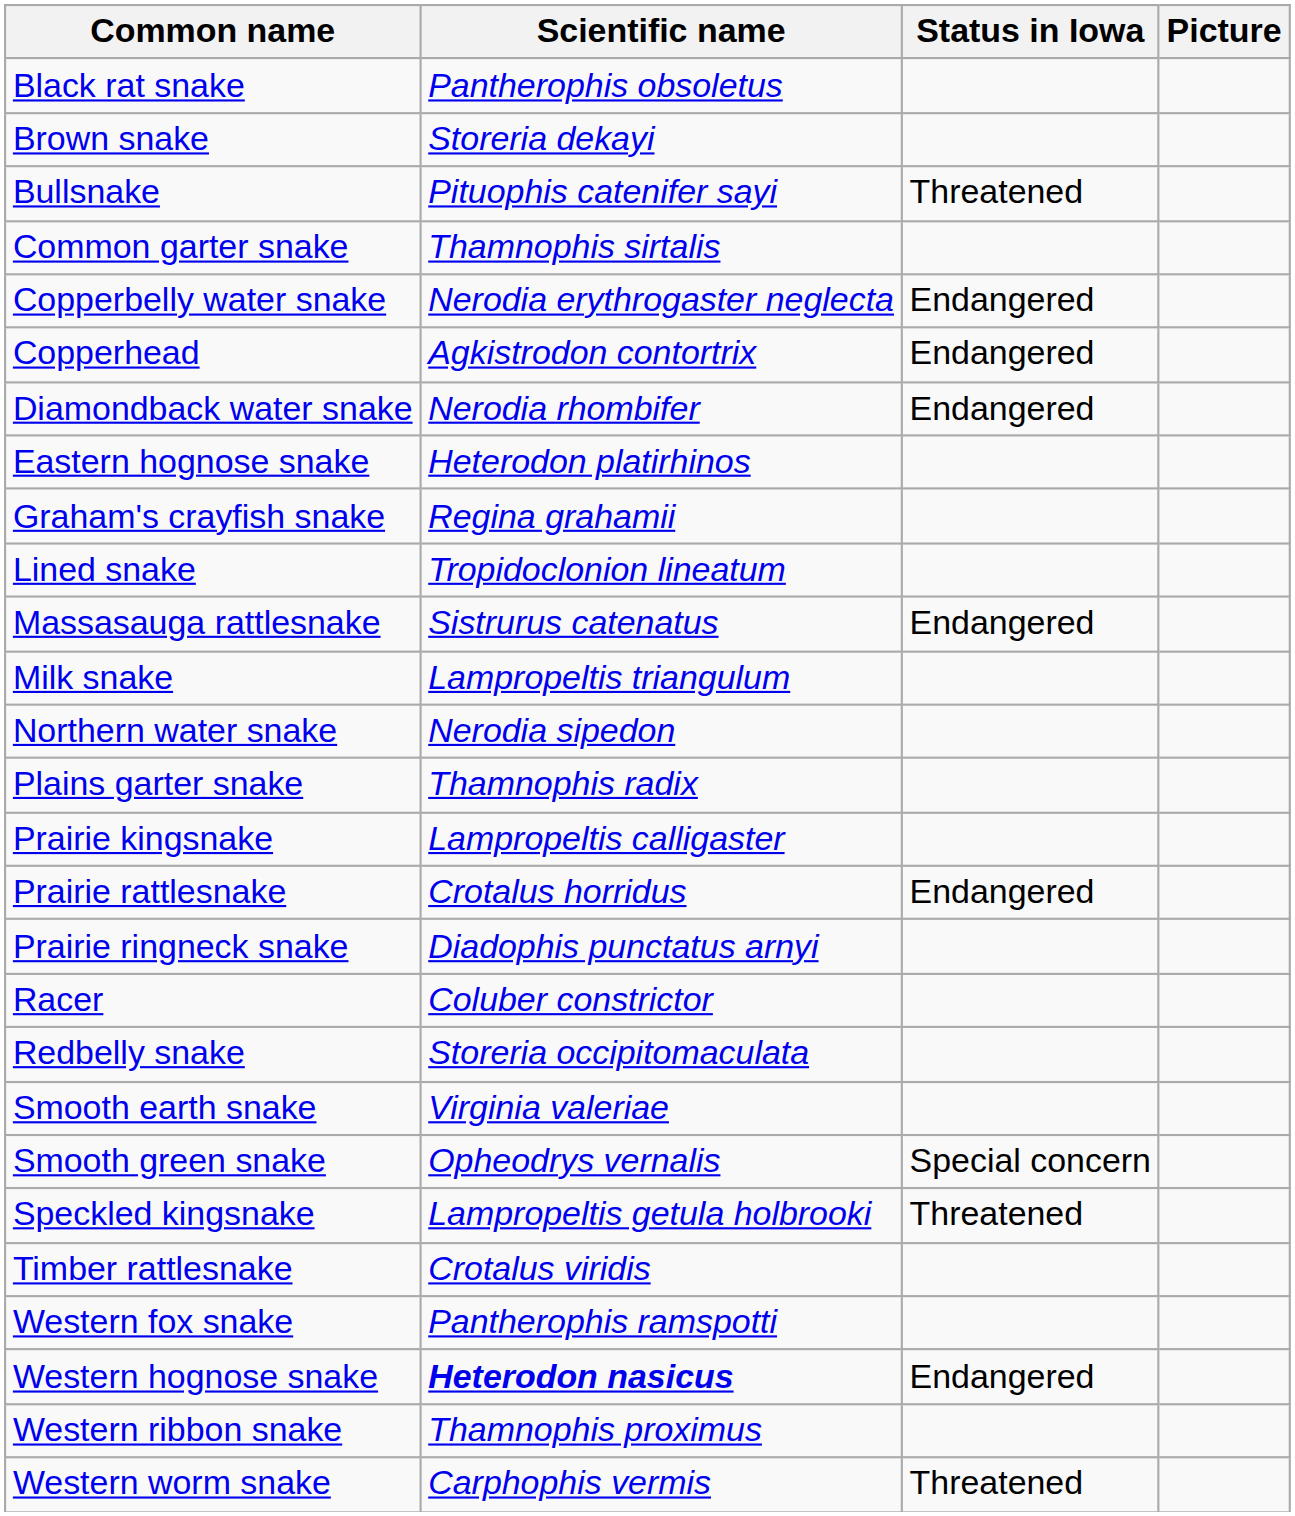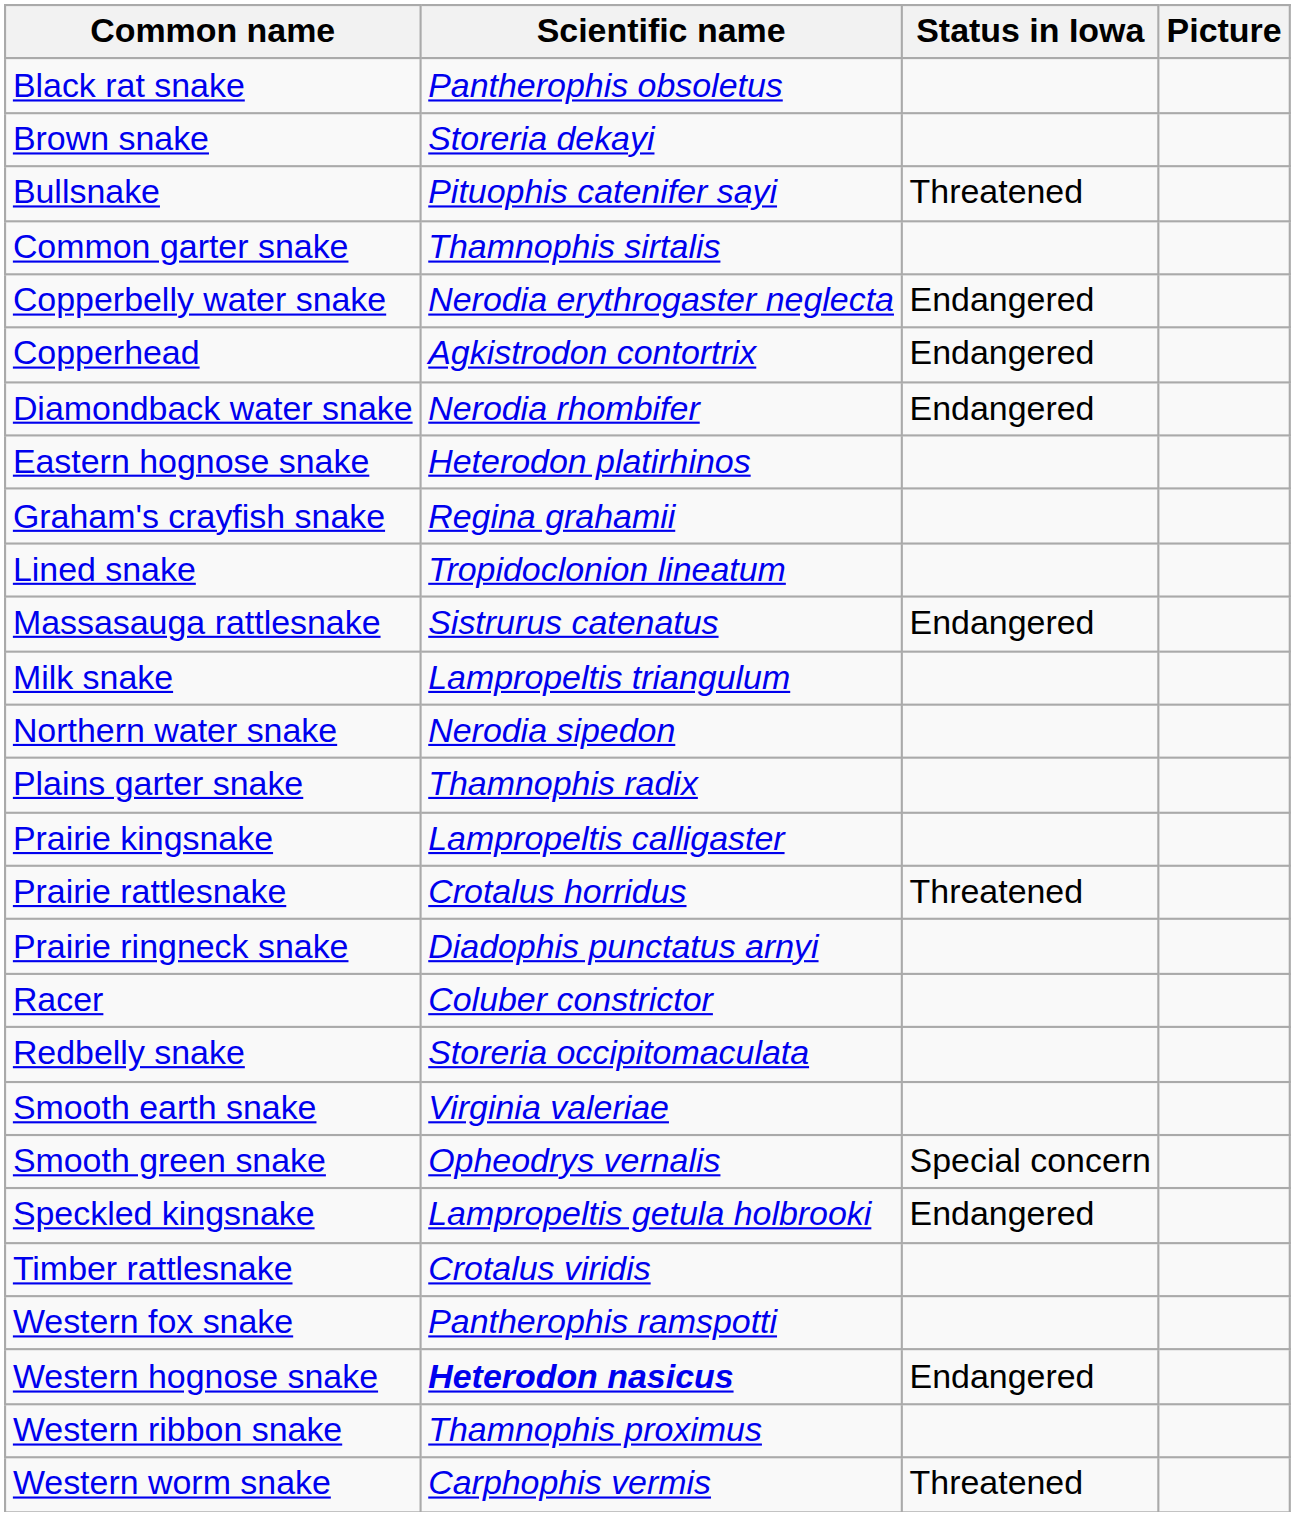(1002, 892) Endangered -> (996, 892) Threatened
(996, 1214) Threatened -> (1002, 1214) Endangered
